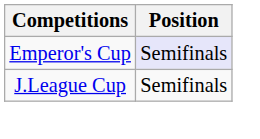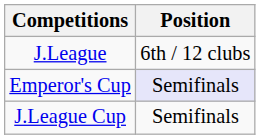+ row: (70, 52)
